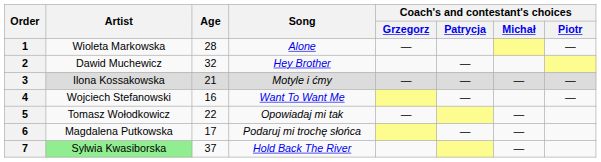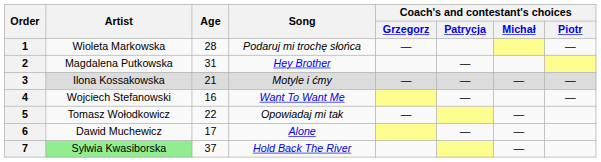(302, 47) Alone -> (302, 47) Podaruj mi trochę słońca
(119, 64) Dawid Muchewicz -> (119, 64) Magdalena Putkowska
(210, 64) 32 -> (210, 64) 31
(119, 132) Magdalena Putkowska -> (119, 132) Dawid Muchewicz
(302, 132) Podaruj mi trochę słońca -> (302, 132) Alone
